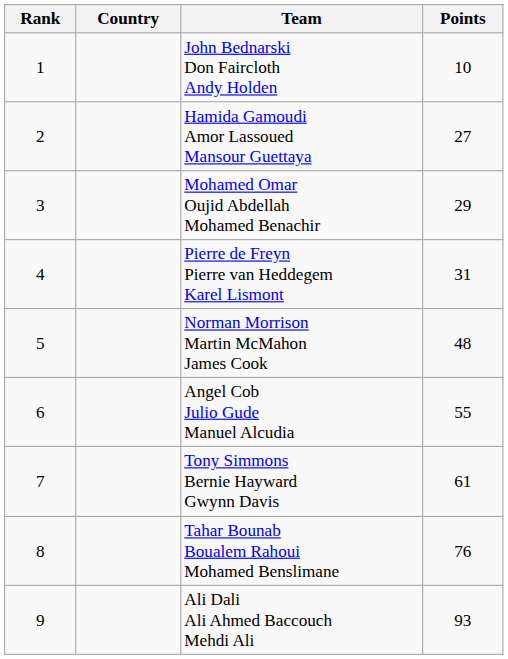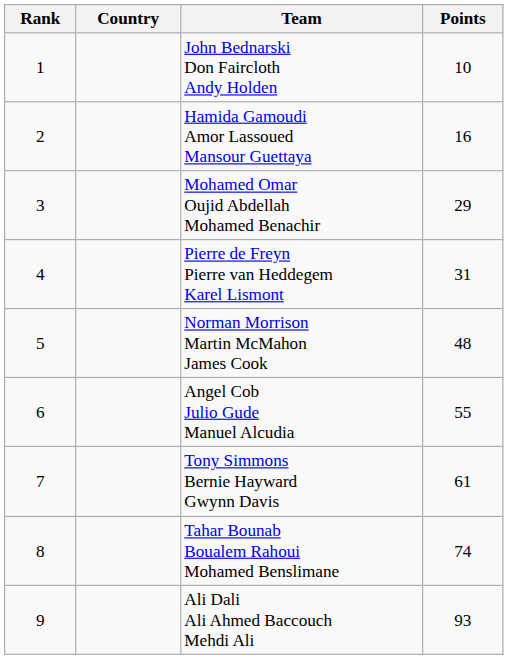(463, 136) 27 -> (463, 136) 16
(463, 550) 76 -> (463, 550) 74
